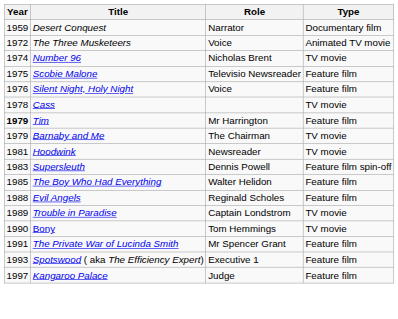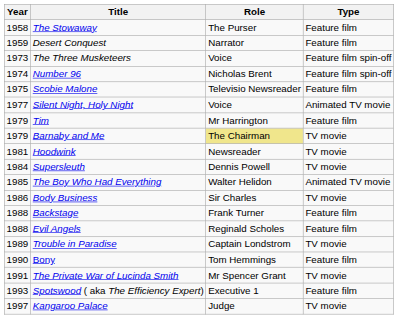+ row: (65, 27)
(343, 27) Documentary film -> (331, 43) Feature film
(17, 43) 1972 -> (17, 58) 1973
(348, 43) Animated TV movie -> (348, 58) Feature film spin-off
(326, 58) TV movie -> (348, 74) Feature film spin-off
(17, 89) 1976 -> (17, 105) 1977
(331, 89) Feature film -> (348, 105) Animated TV movie
- row: (44, 105)
(17, 120) bold -> (17, 120) normal
(239, 136) no background -> (239, 136) khaki background
(17, 167) 1983 -> (17, 167) 1984
(348, 167) Feature film spin-off -> (326, 167) TV movie
(331, 182) Feature film -> (348, 182) Animated TV movie
+ row: (65, 197)
+ row: (56, 213)
(326, 228) TV movie -> (331, 259) Feature film
(331, 244) Feature film -> (326, 275) TV movie
(331, 275) Feature film -> (326, 306) TV movie
